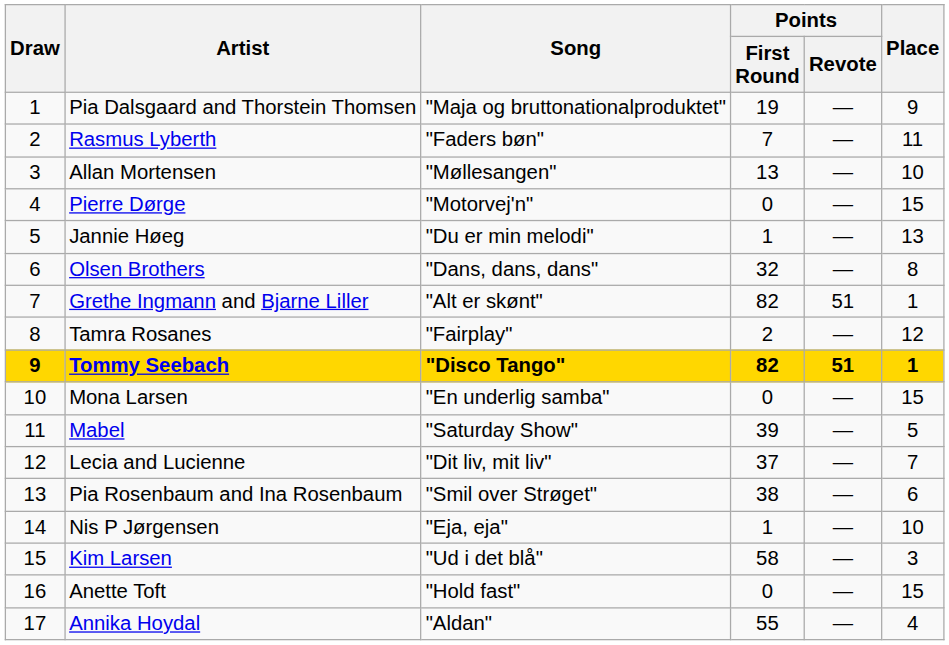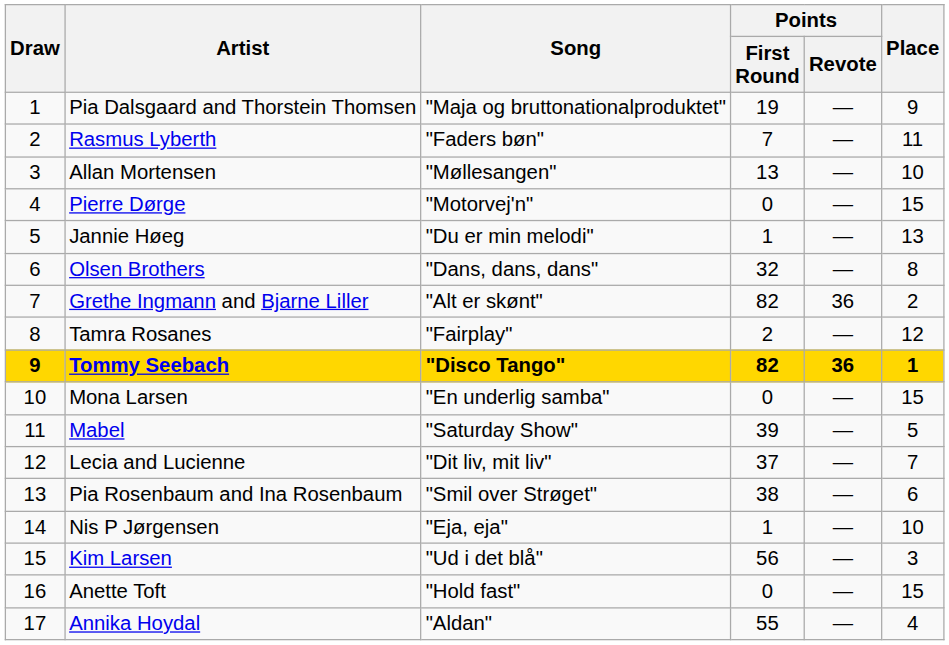(843, 301) 51 -> (843, 301) 36
(913, 301) 1 -> (913, 301) 2
(843, 365) 51 -> (843, 365) 36
(767, 559) 58 -> (767, 559) 56
